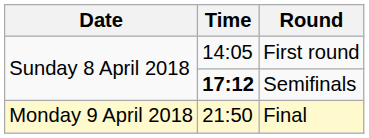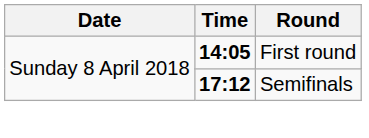(228, 52) normal -> (225, 52) bold
- row: (285, 116)
